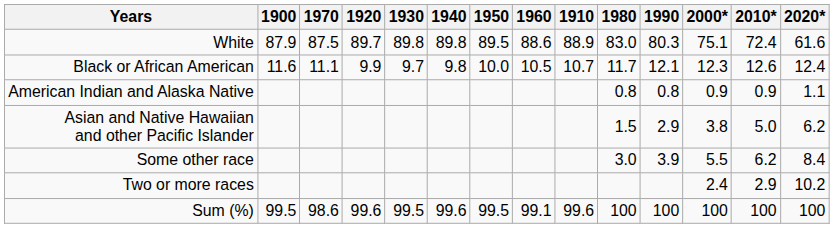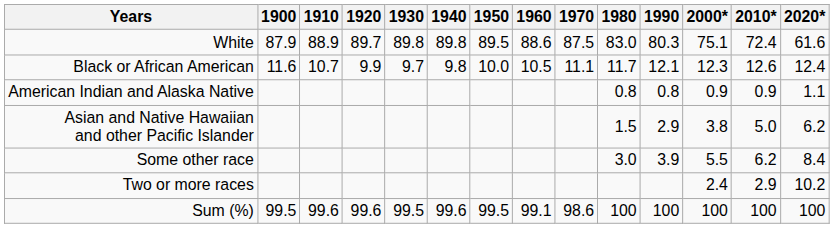columns swapped: (576, 17) <-> (321, 17)
